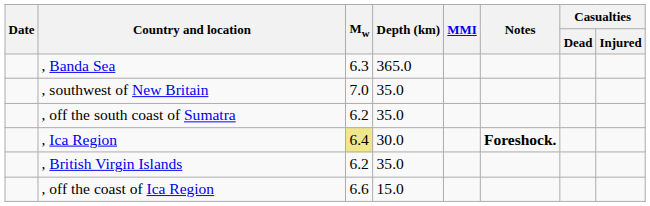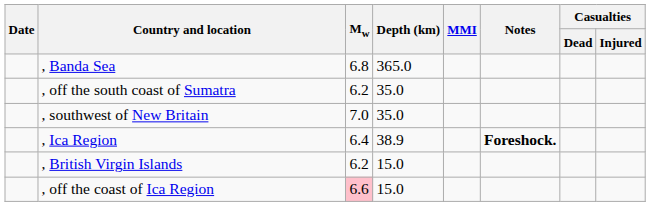(359, 66) 6.3 -> (359, 66) 6.8
rows swapped: (125, 90) <-> (139, 115)
(359, 139) khaki background -> (359, 139) no background
(390, 139) 30.0 -> (390, 139) 38.9
(390, 164) 35.0 -> (390, 164) 15.0
(359, 189) no background -> (359, 189) pink background
